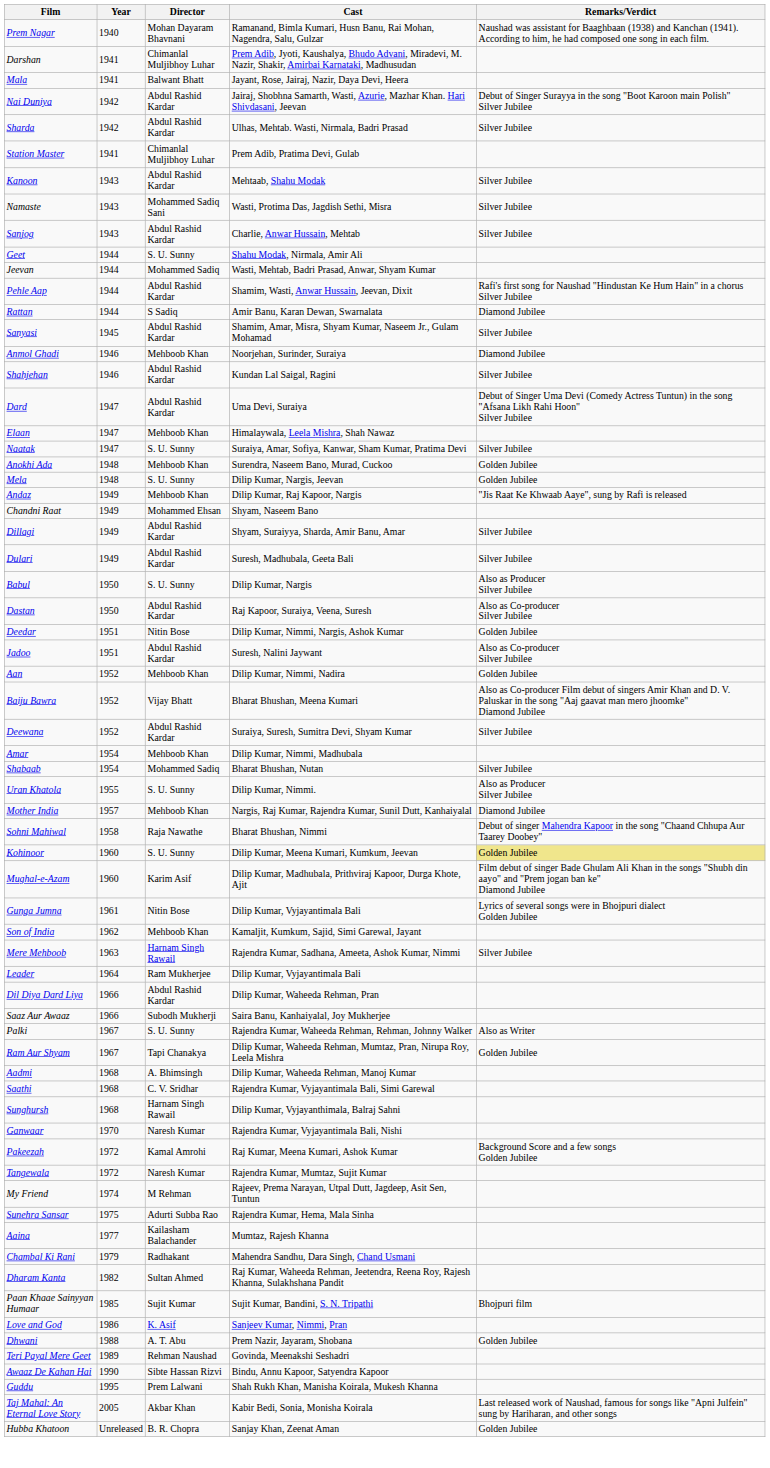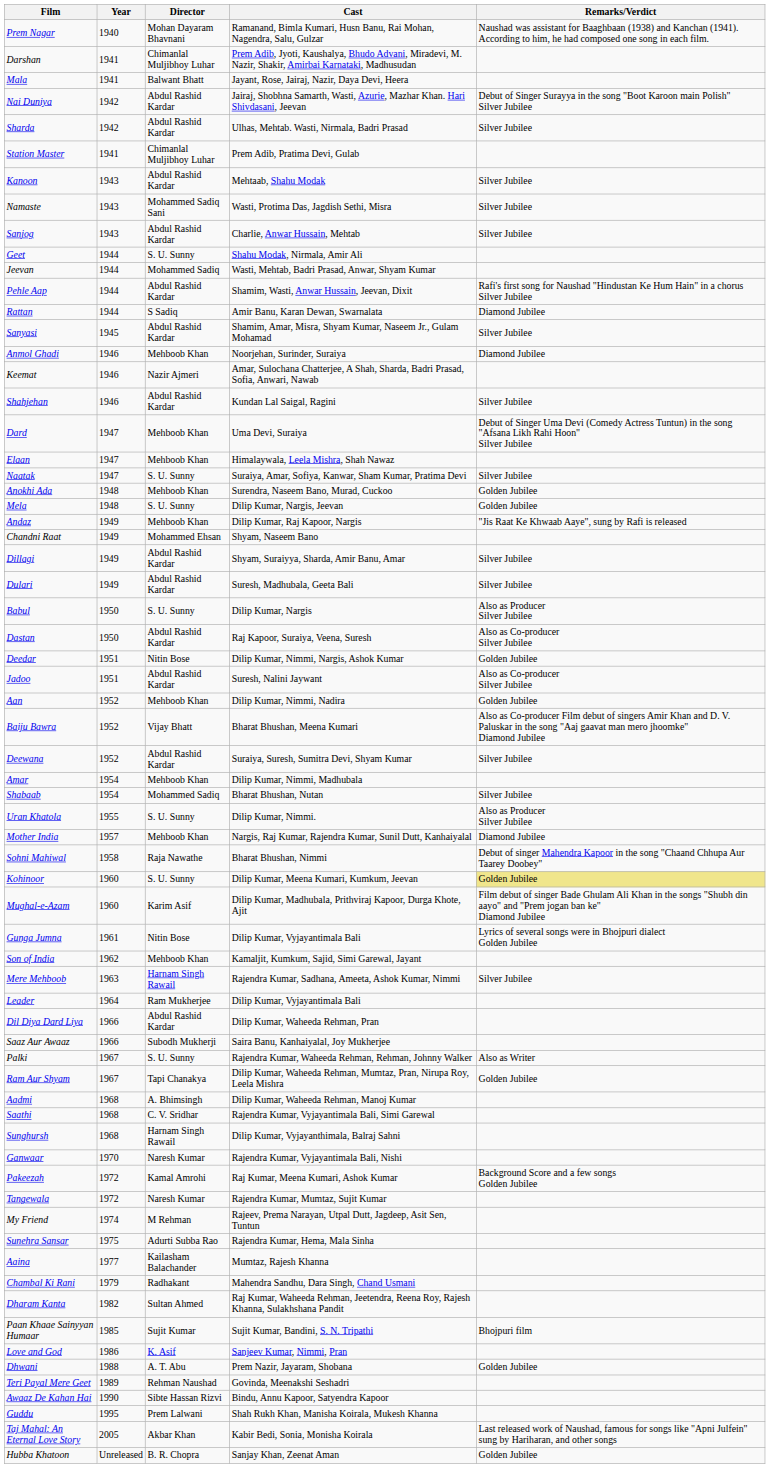+ row: (21, 375)
(174, 407) Abdul Rashid Kardar -> (178, 433) Mehboob Khan
